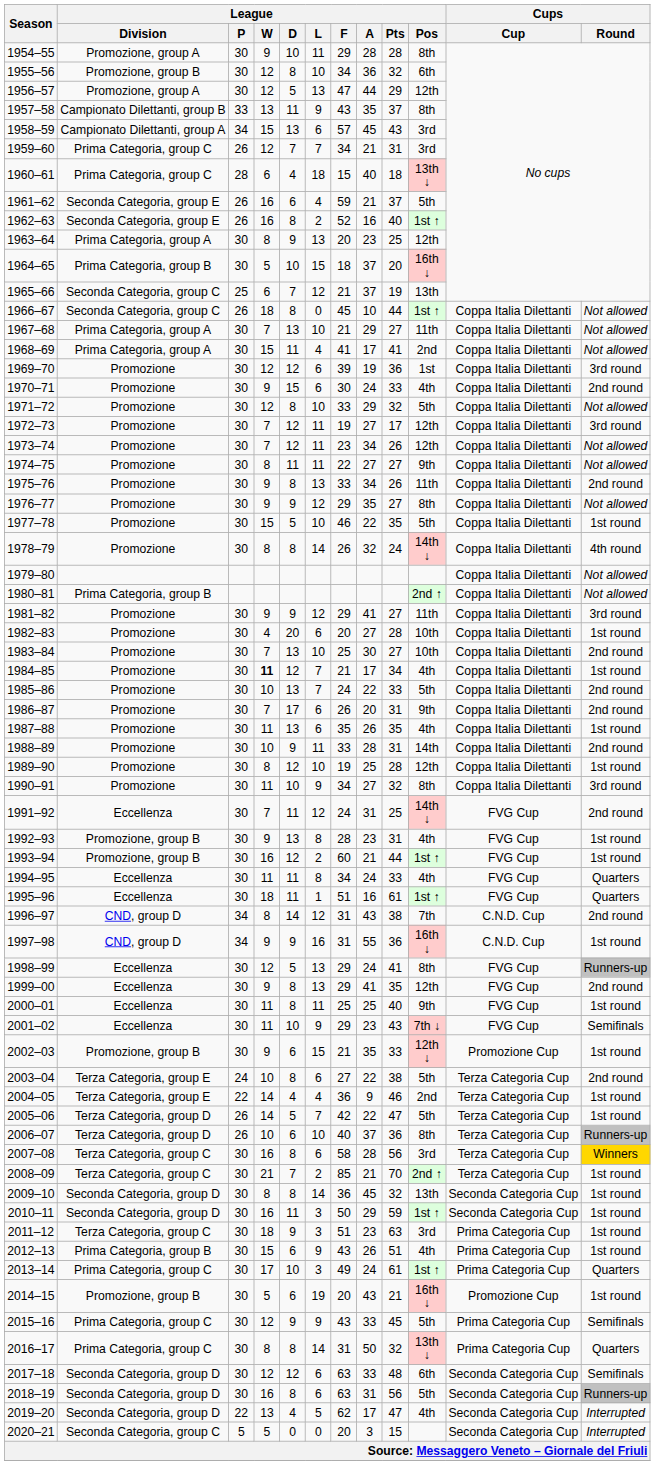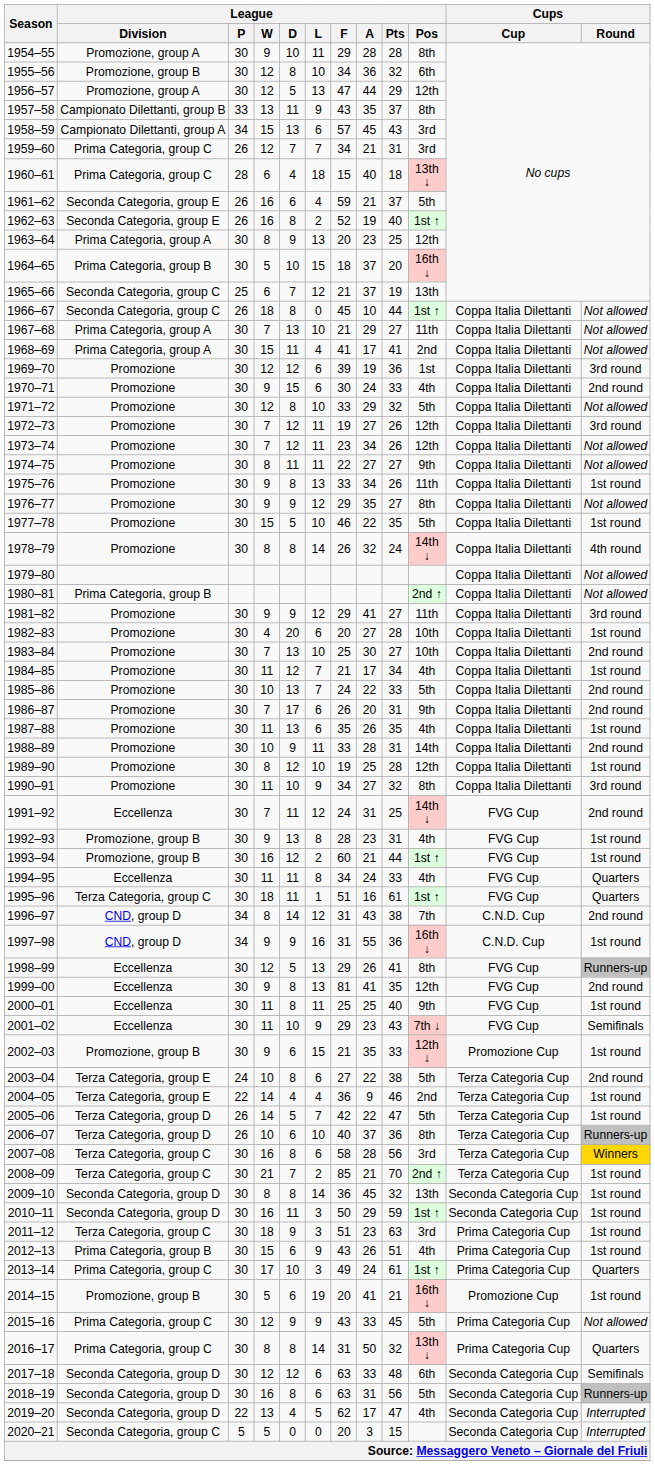(370, 220) 16 -> (370, 220) 19
(395, 426) 17 -> (395, 426) 26
(616, 484) 2nd round -> (616, 484) 1st round
(267, 671) bold -> (267, 671) normal
(143, 896) Eccellenza -> (143, 896) Terza Categoria, group C
(370, 968) 24 -> (370, 968) 26
(344, 987) 29 -> (344, 987) 81
(370, 1296) 43 -> (370, 1296) 41
(616, 1322) Semifinals -> (616, 1322) Not allowed
